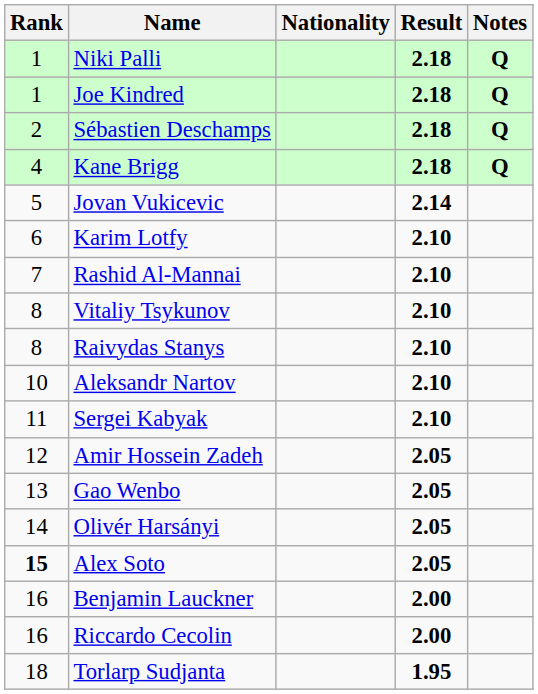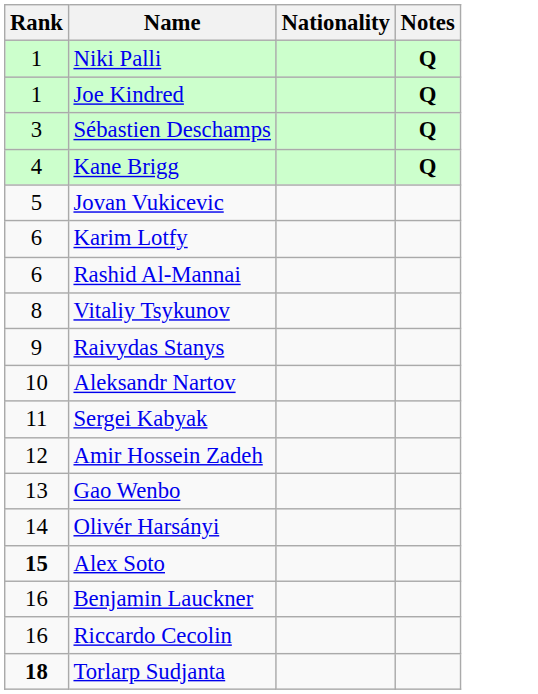- column: (431, 22)
(36, 130) 2 -> (36, 130) 3
(36, 274) 7 -> (36, 274) 6
(36, 346) 8 -> (36, 346) 9
(36, 671) normal -> (36, 671) bold
